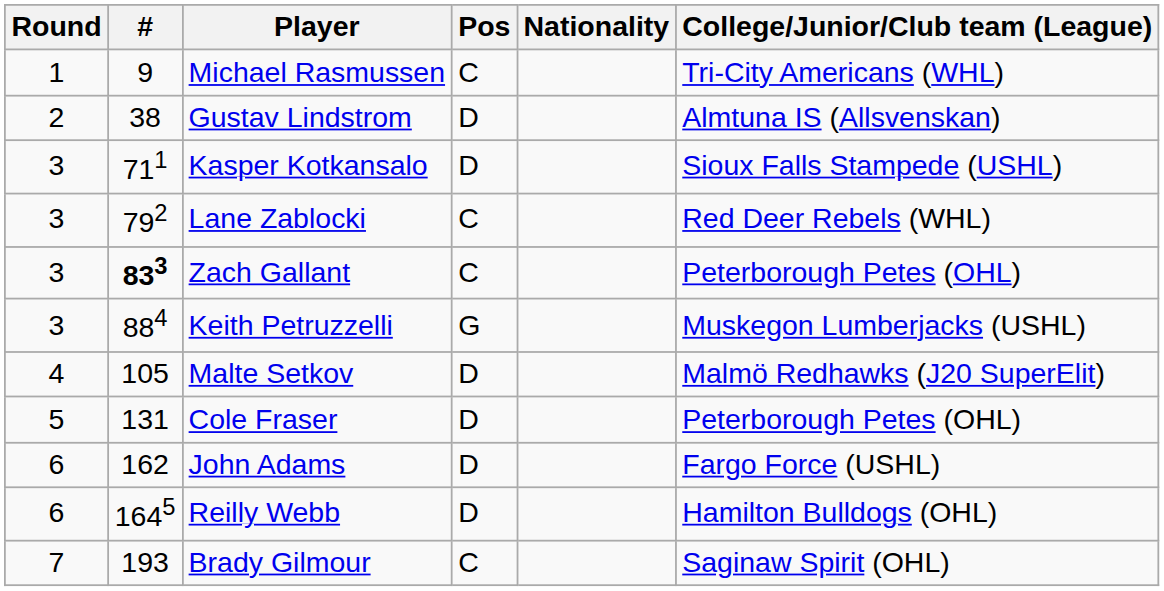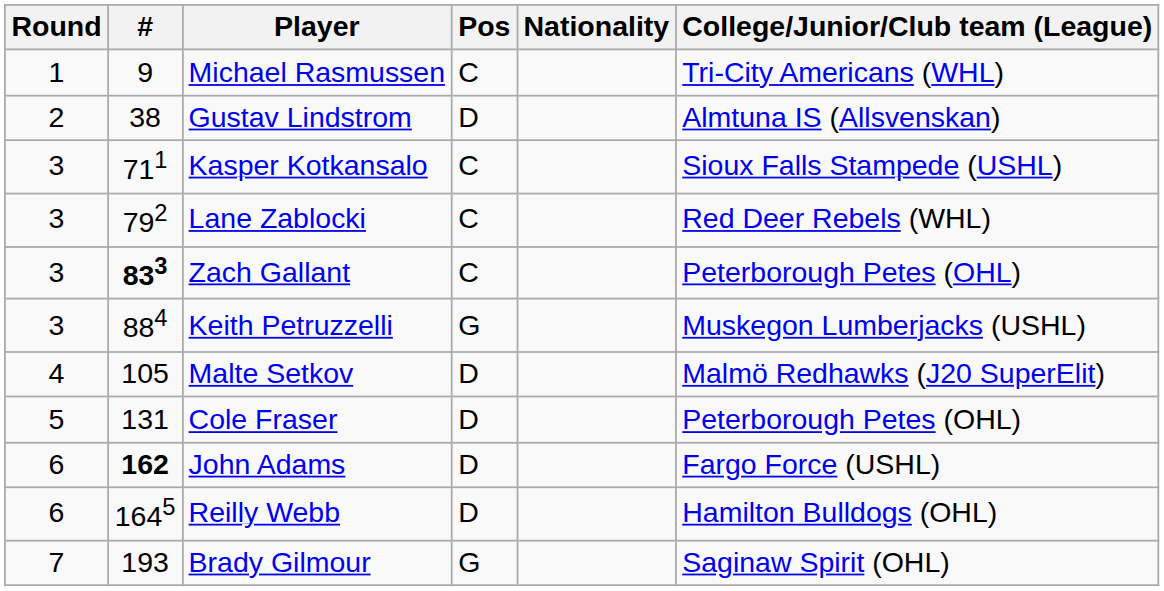(468, 166) D -> (468, 166) C
(145, 464) normal -> (145, 464) bold
(468, 562) C -> (469, 562) G
